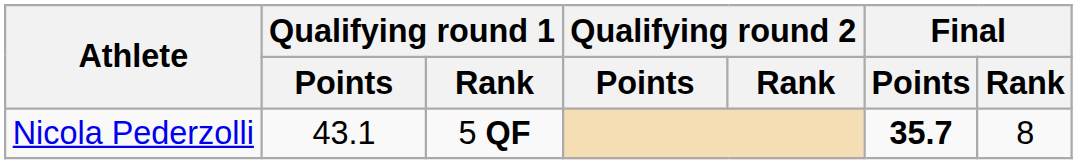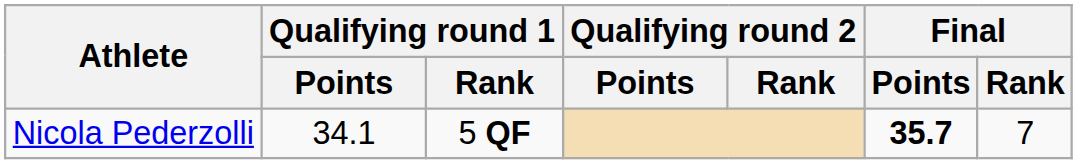(344, 133) 43.1 -> (344, 133) 34.1
(1025, 133) 8 -> (1025, 133) 7
